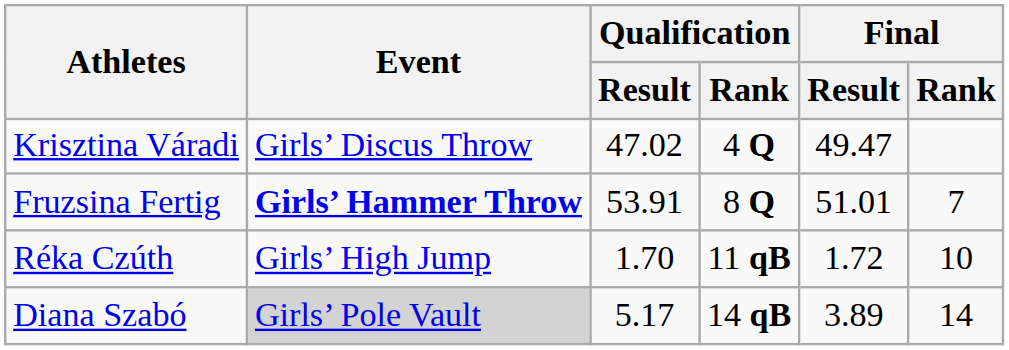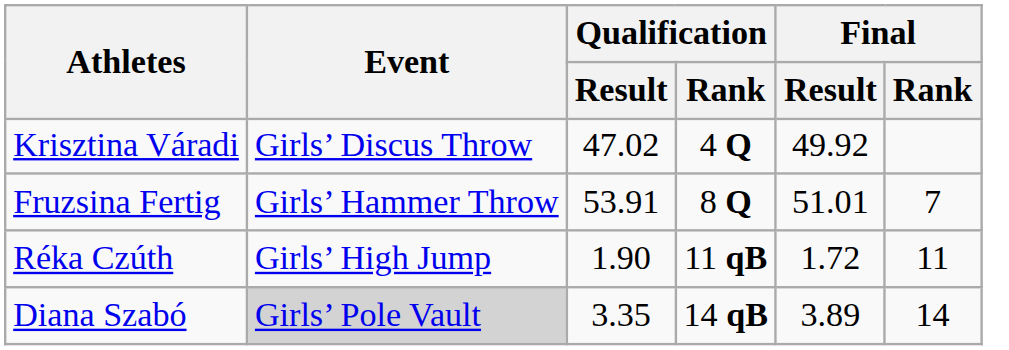(854, 145) 49.47 -> (830, 145) 49.92
(418, 201) bold -> (407, 201) normal
(644, 258) 1.70 -> (621, 258) 1.90
(956, 258) 10 -> (933, 258) 11
(644, 314) 5.17 -> (621, 314) 3.35
